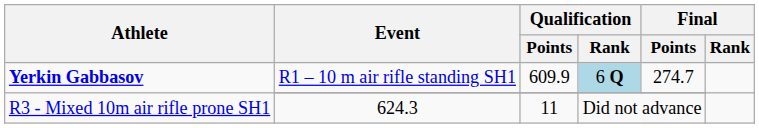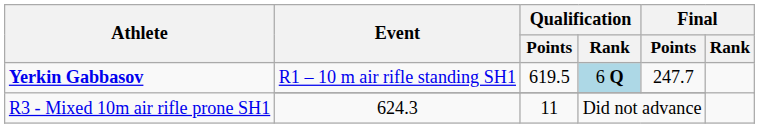(549, 78) 609.9 -> (549, 78) 619.5
(673, 78) 274.7 -> (673, 78) 247.7
